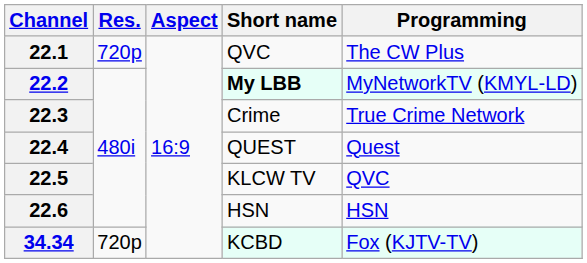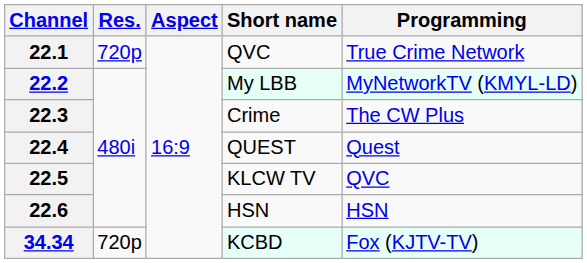(405, 52) The CW Plus -> (435, 52) True Crime Network
(264, 83) bold -> (262, 83) normal
(435, 115) True Crime Network -> (405, 115) The CW Plus
